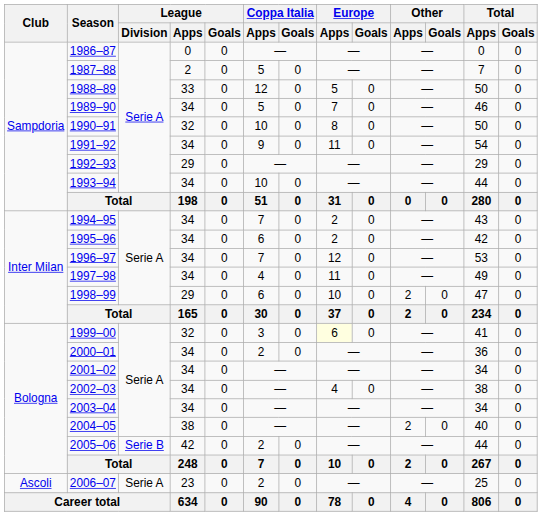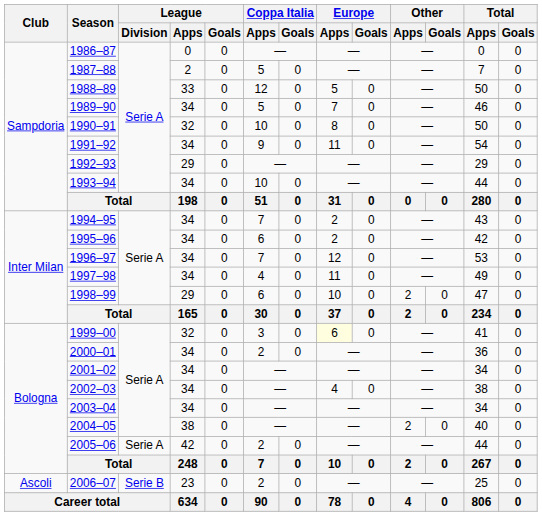(144, 445) Serie B -> (144, 445) Serie A
(144, 483) Serie A -> (144, 483) Serie B
